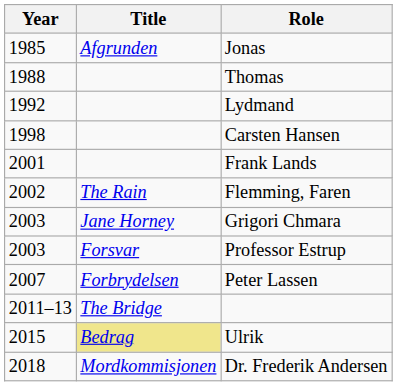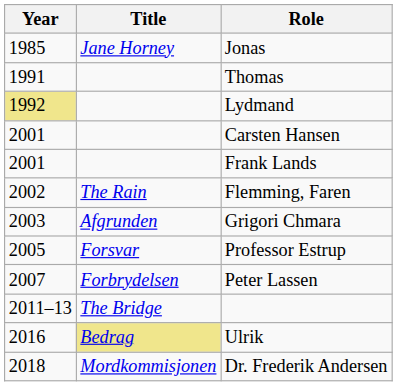(119, 47) Afgrunden -> (127, 47) Jane Horney
(27, 76) 1988 -> (27, 76) 1991
(27, 105) no background -> (27, 105) khaki background
(27, 134) 1998 -> (27, 134) 2001
(127, 221) Jane Horney -> (119, 221) Afgrunden
(27, 250) 2003 -> (27, 250) 2005
(27, 337) 2015 -> (27, 337) 2016
